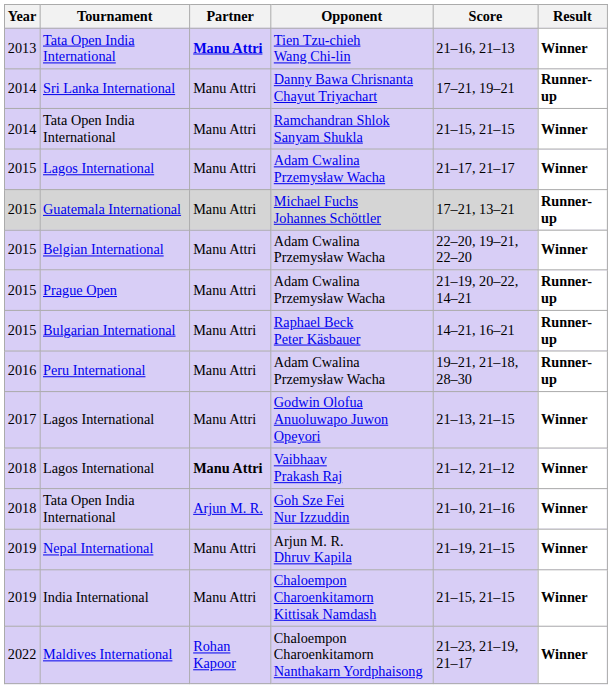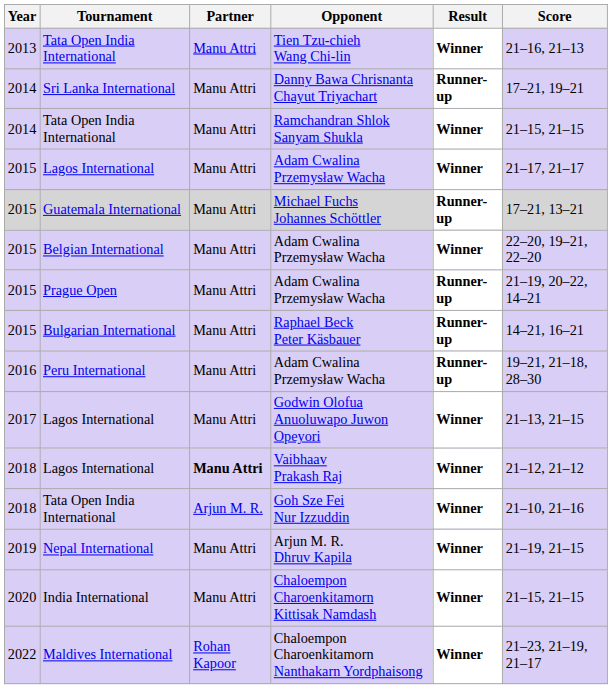columns swapped: (485, 16) <-> (572, 16)
(228, 48) bold -> (225, 48) normal
(22, 598) 2019 -> (22, 598) 2020
